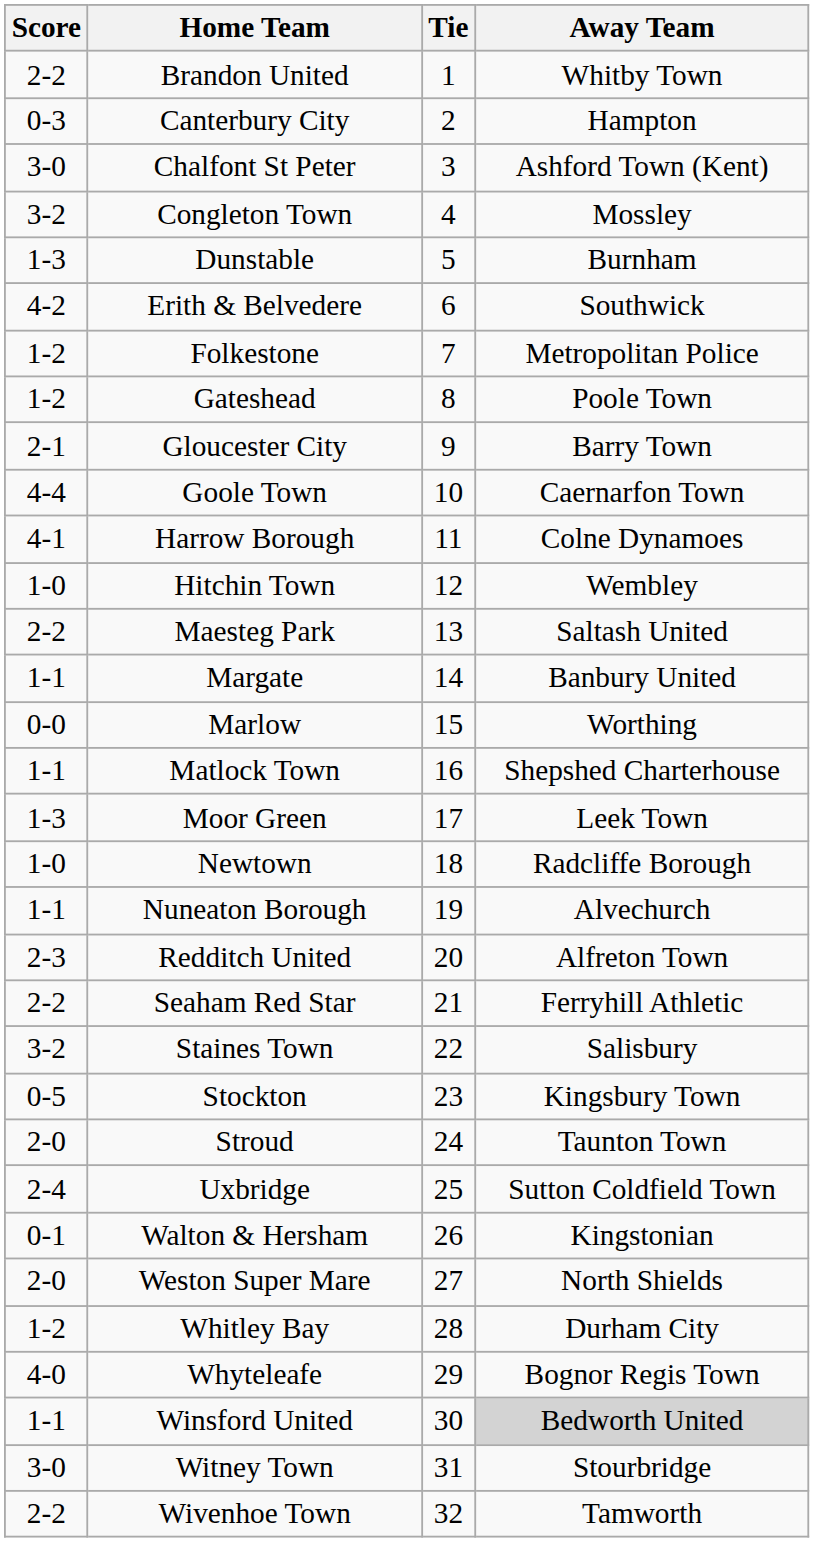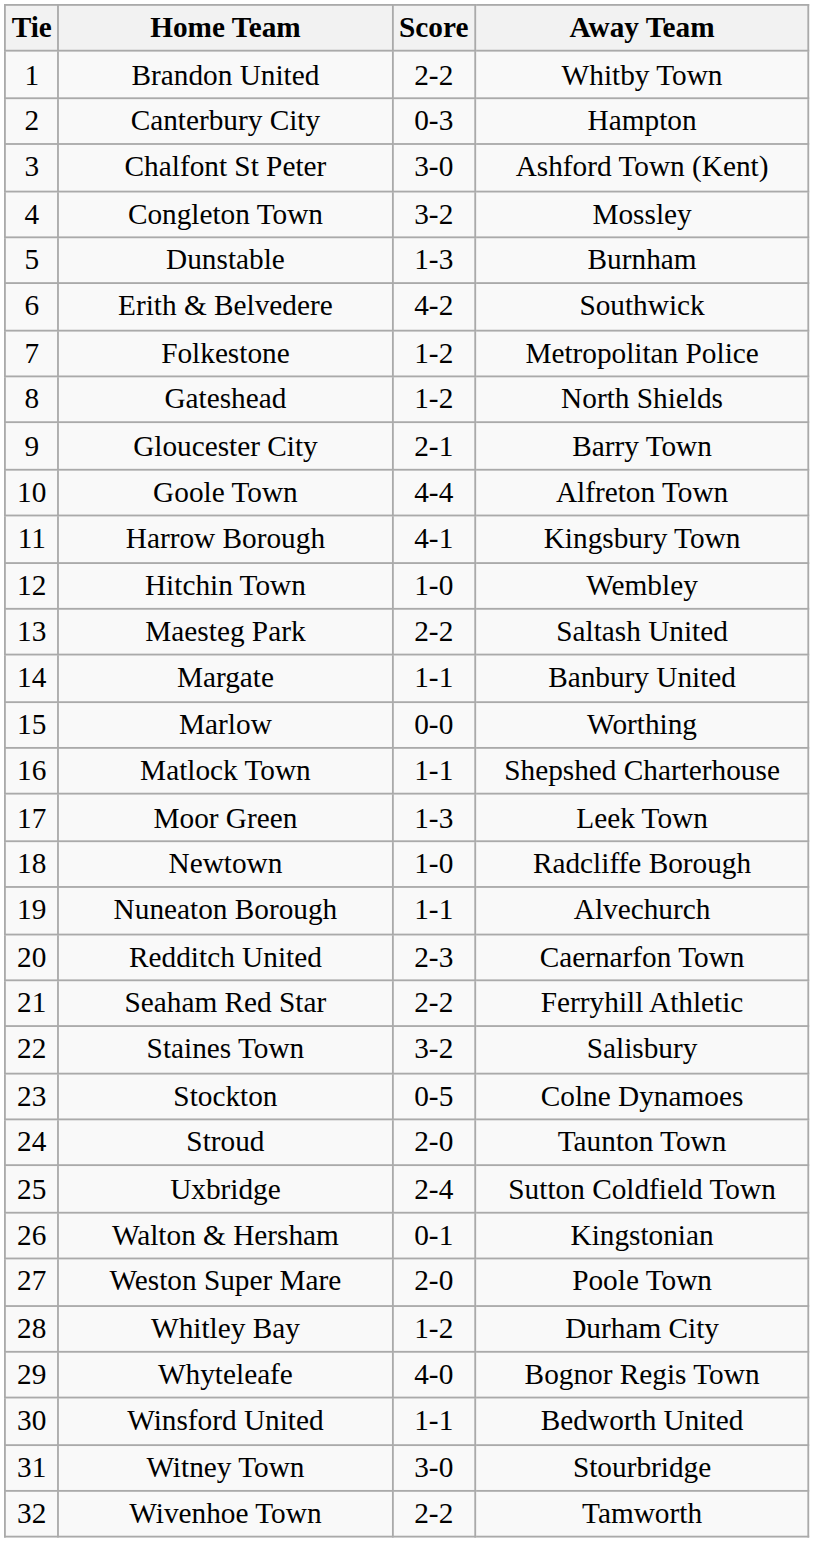columns swapped: (448, 27) <-> (46, 27)
(642, 399) Poole Town -> (642, 399) North Shields
(642, 492) Caernarfon Town -> (642, 492) Alfreton Town
(642, 538) Colne Dynamoes -> (642, 538) Kingsbury Town
(642, 956) Alfreton Town -> (642, 956) Caernarfon Town
(642, 1095) Kingsbury Town -> (642, 1095) Colne Dynamoes
(642, 1281) North Shields -> (642, 1281) Poole Town
(642, 1420) lightgrey background -> (642, 1420) no background
